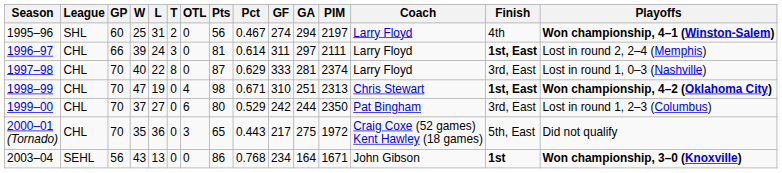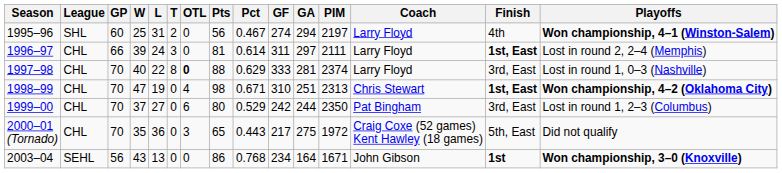(186, 70) normal -> (186, 70) bold
(219, 70) 87 -> (219, 70) 88
